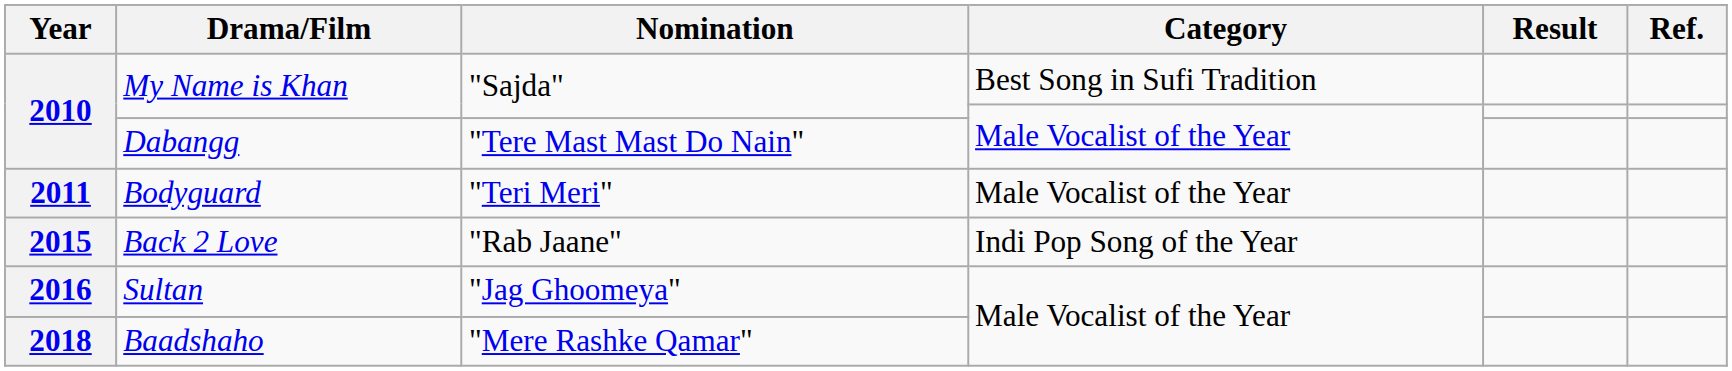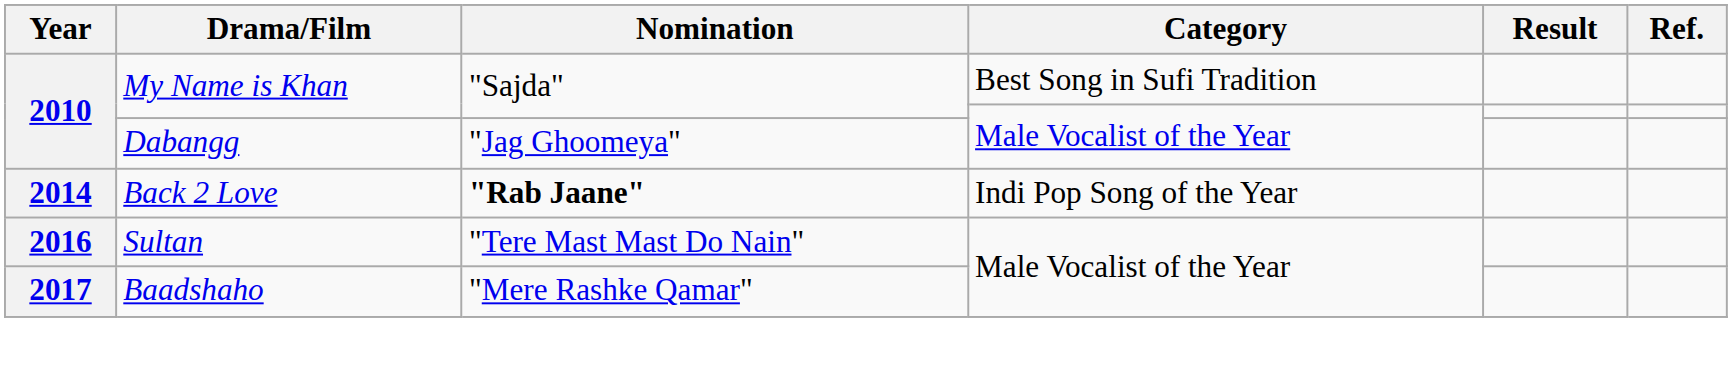(637, 142) "Tere Mast Mast Do Nain" -> (575, 142) "Jag Ghoomeya"
- row: (192, 192)
(61, 241) 2015 -> (61, 192) 2014
(545, 241) normal -> (557, 192) bold
(575, 291) "Jag Ghoomeya" -> (637, 241) "Tere Mast Mast Do Nain"
(61, 340) 2018 -> (61, 291) 2017
